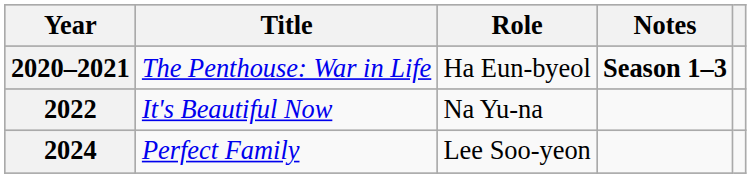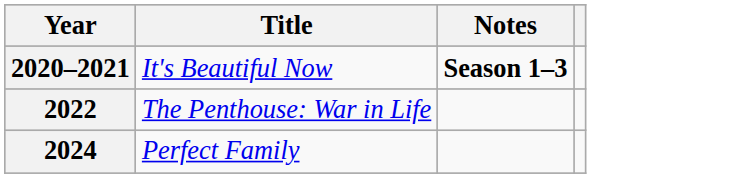- column: (517, 25)
(287, 67) The Penthouse: War in Life -> (237, 67) It's Beautiful Now
(237, 109) It's Beautiful Now -> (287, 109) The Penthouse: War in Life
